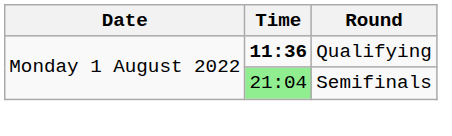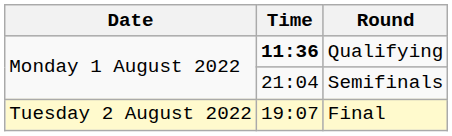(278, 83) lightgreen background -> (290, 83) no background
+ row: (357, 114)
